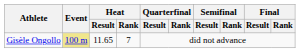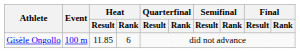(76, 40) khaki background -> (76, 40) no background
(103, 40) 11.65 -> (103, 40) 11.85
(128, 40) 7 -> (128, 40) 6
